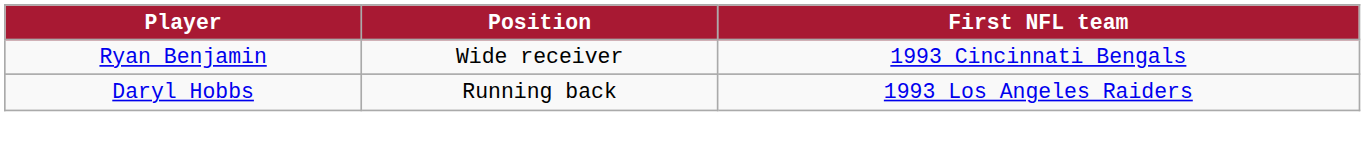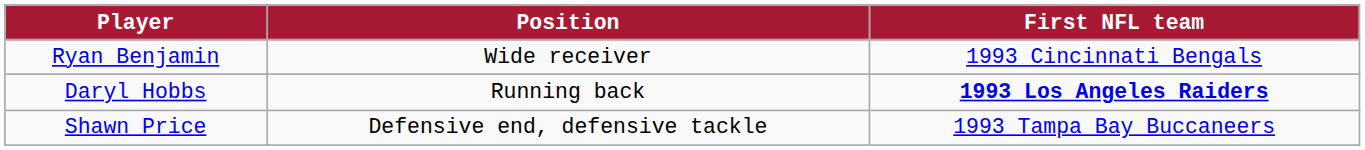(1038, 92) normal -> (1114, 92) bold
+ row: (136, 127)
